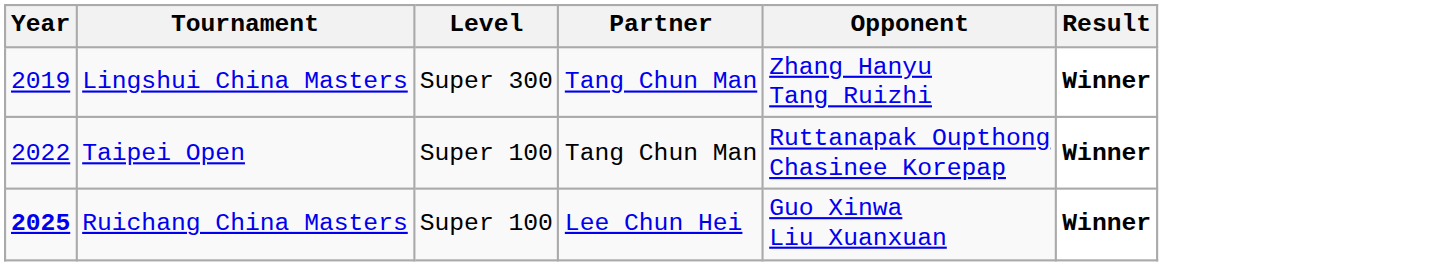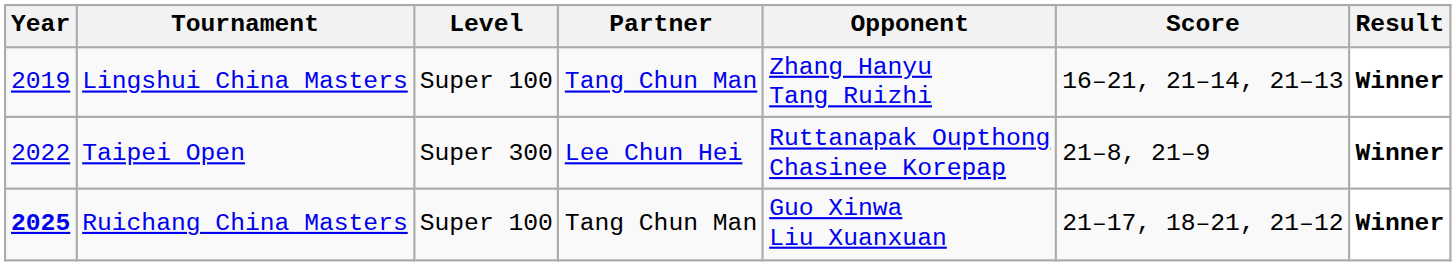+ column: (1203, 25)
(486, 82) Super 300 -> (486, 82) Super 100
(486, 153) Super 100 -> (486, 153) Super 300
(661, 153) Tang Chun Man -> (654, 153) Lee Chun Hei
(654, 224) Lee Chun Hei -> (661, 224) Tang Chun Man
